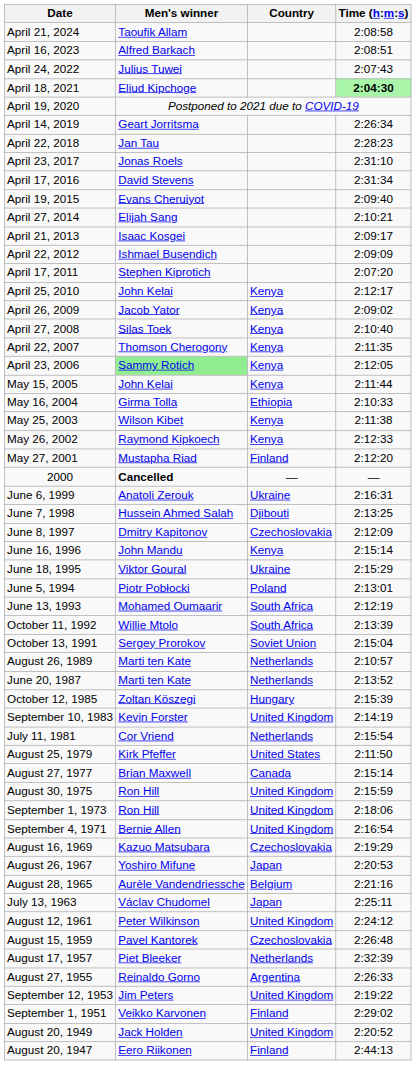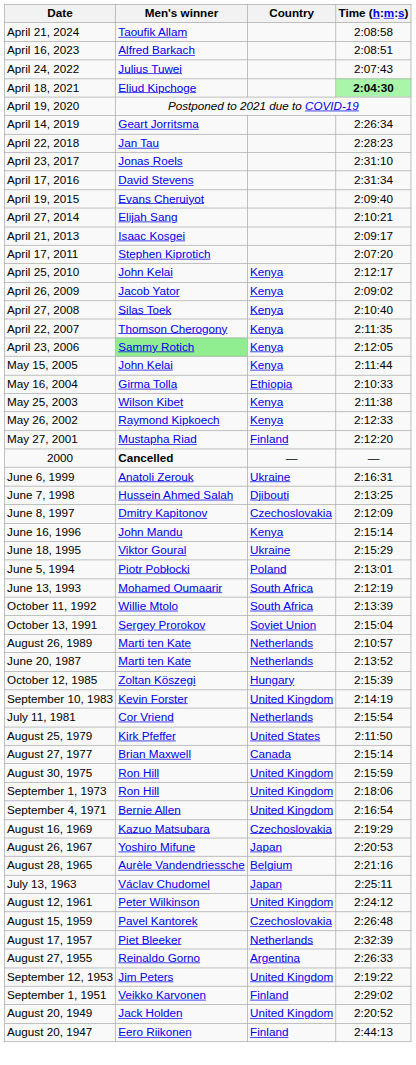- row: (43, 254)
